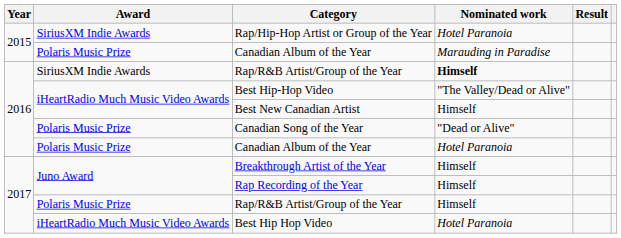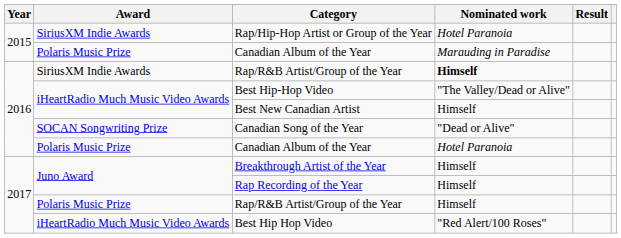(84, 128) Polaris Music Prize -> (102, 128) SOCAN Songwriting Prize
(475, 223) Hotel Paranoia -> (492, 223) "Red Alert/100 Roses"
